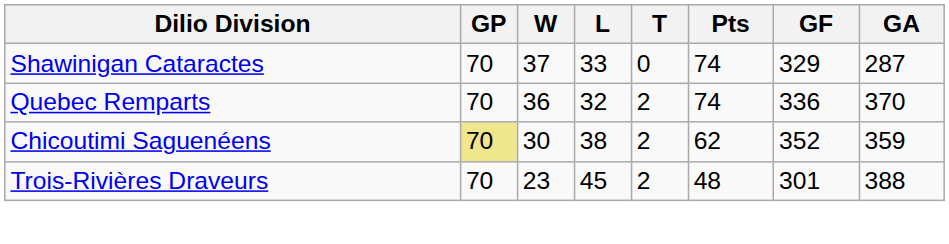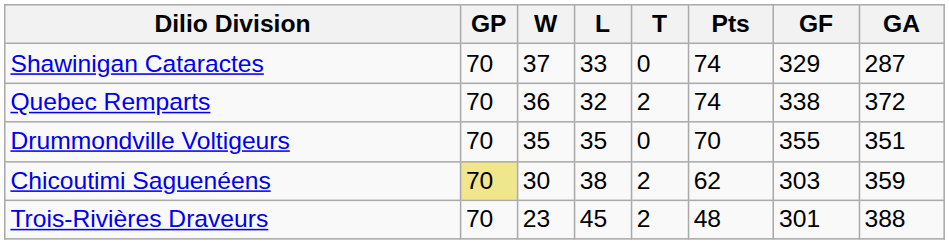(800, 102) 336 -> (800, 102) 338
(885, 102) 370 -> (885, 102) 372
+ row: (150, 141)
(800, 141) 352 -> (800, 180) 303
